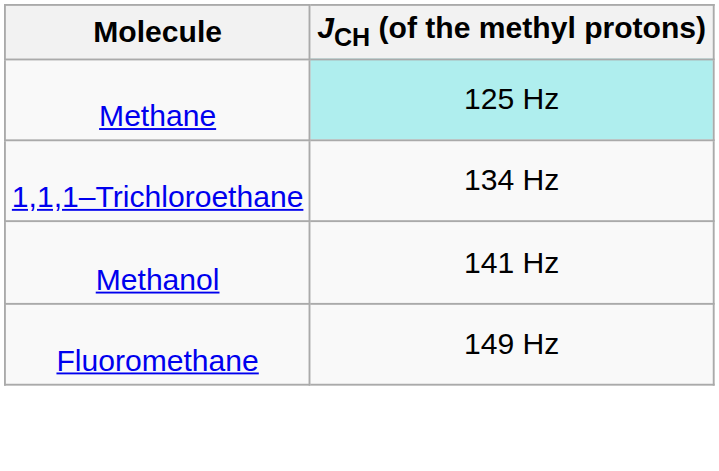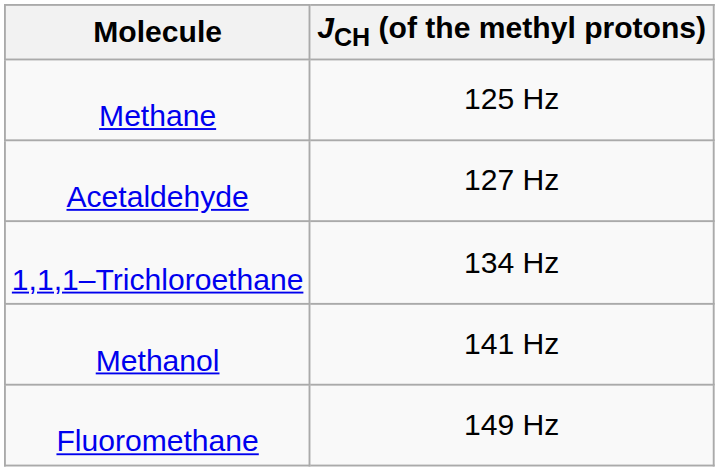(512, 98) paleturquoise background -> (512, 98) no background
+ row: (158, 197)
